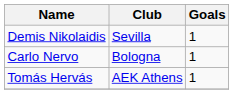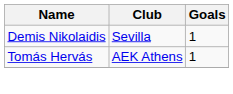- row: (43, 57)
